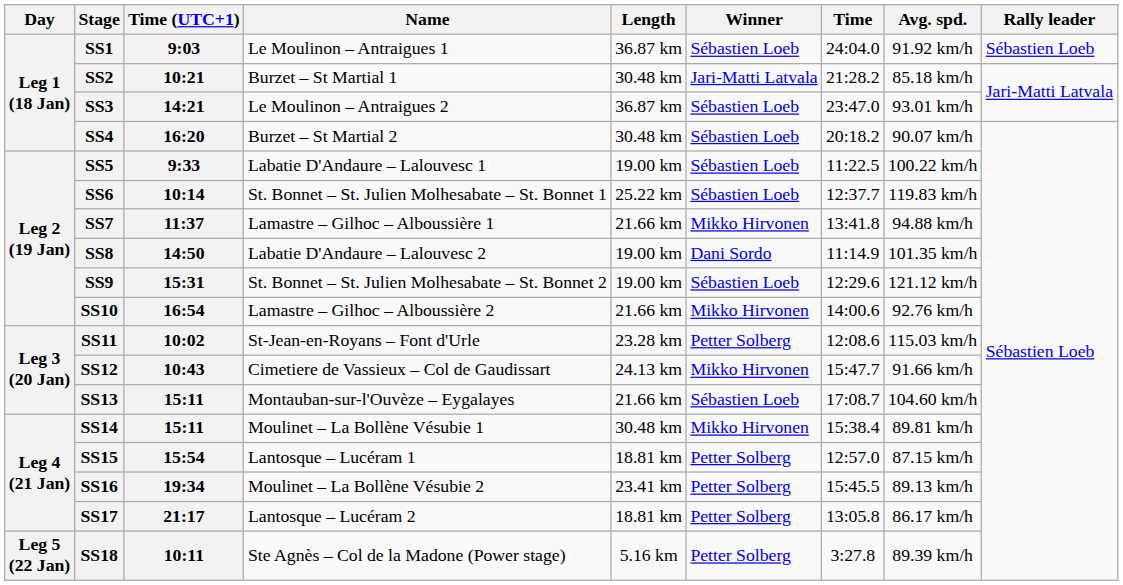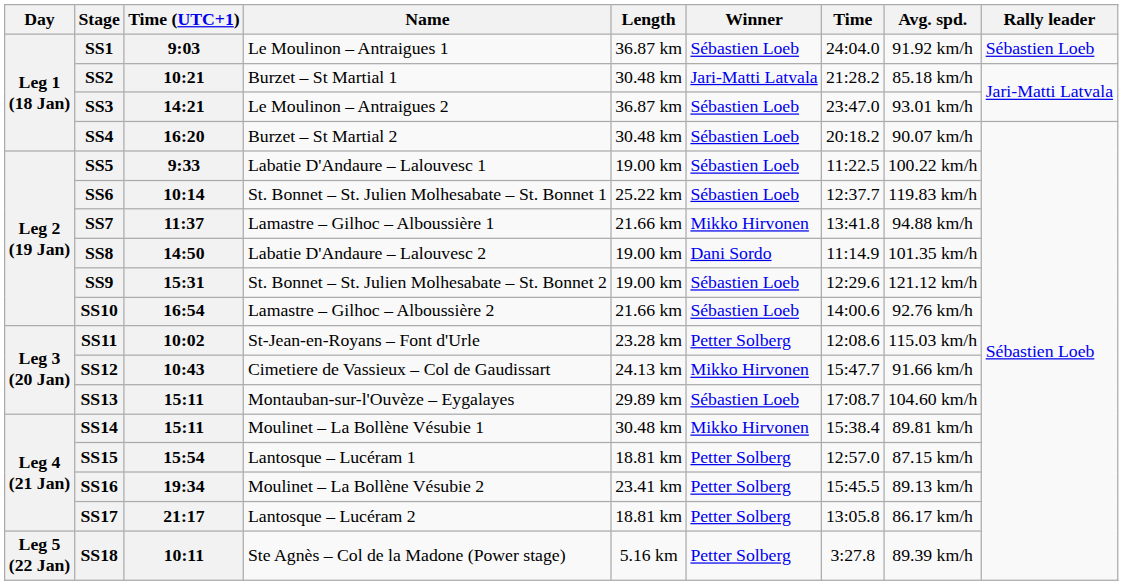(750, 311) Mikko Hirvonen -> (745, 311) Sébastien Loeb
(649, 399) 21.66 km -> (649, 399) 29.89 km
